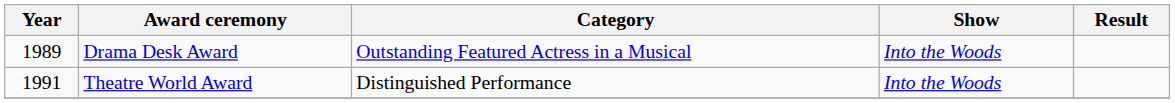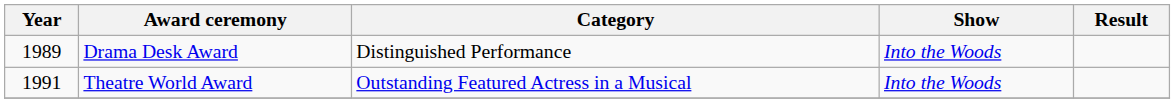(524, 51) Outstanding Featured Actress in a Musical -> (464, 51) Distinguished Performance
(464, 82) Distinguished Performance -> (524, 82) Outstanding Featured Actress in a Musical
